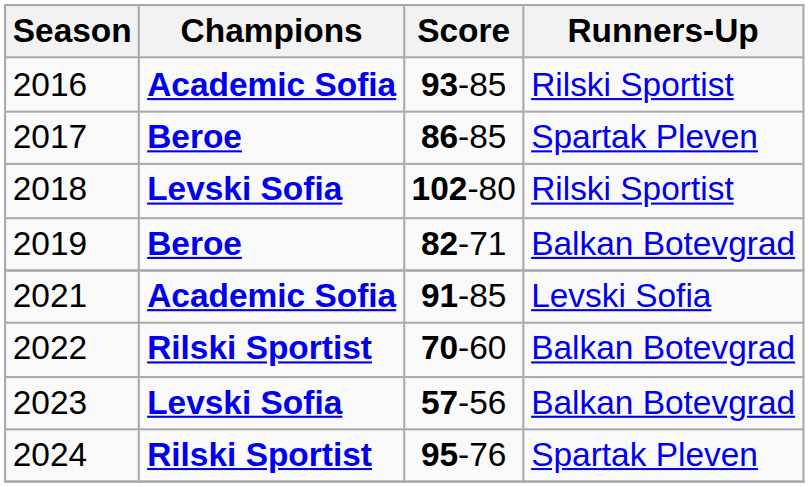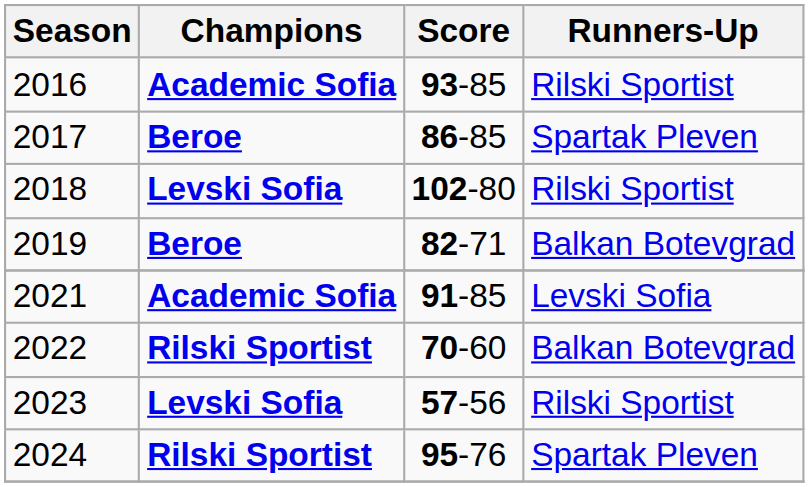(663, 402) Balkan Botevgrad -> (632, 402) Rilski Sportist
